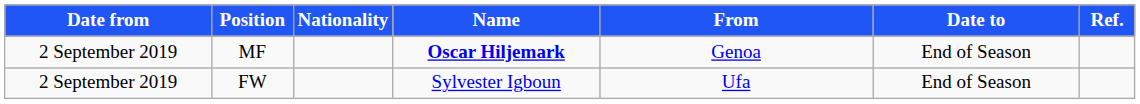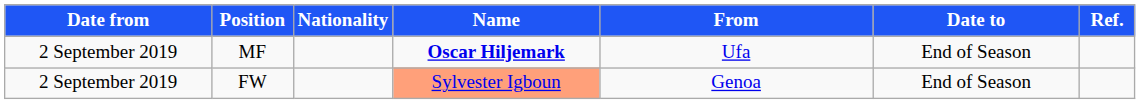(736, 51) Genoa -> (736, 51) Ufa
(496, 83) no background -> (496, 83) lightsalmon background
(736, 83) Ufa -> (736, 83) Genoa
